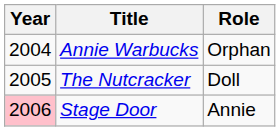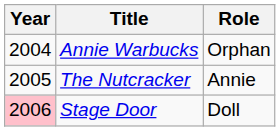(224, 79) Doll -> (232, 79) Annie
(232, 110) Annie -> (224, 110) Doll
